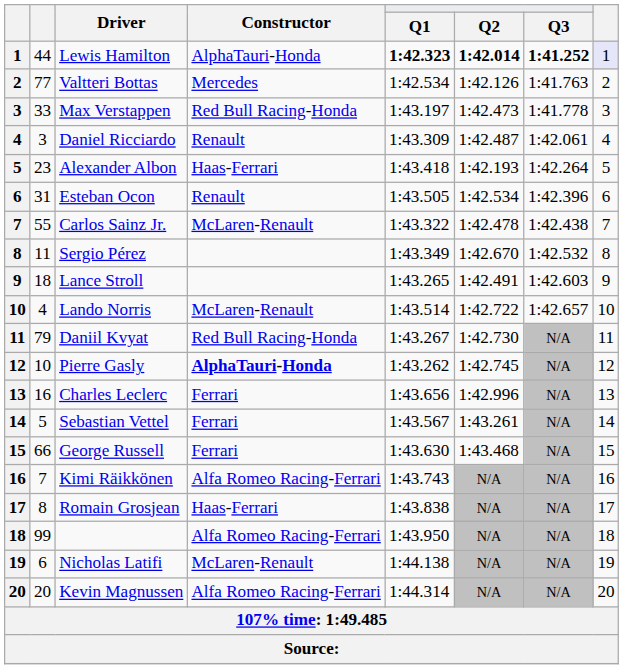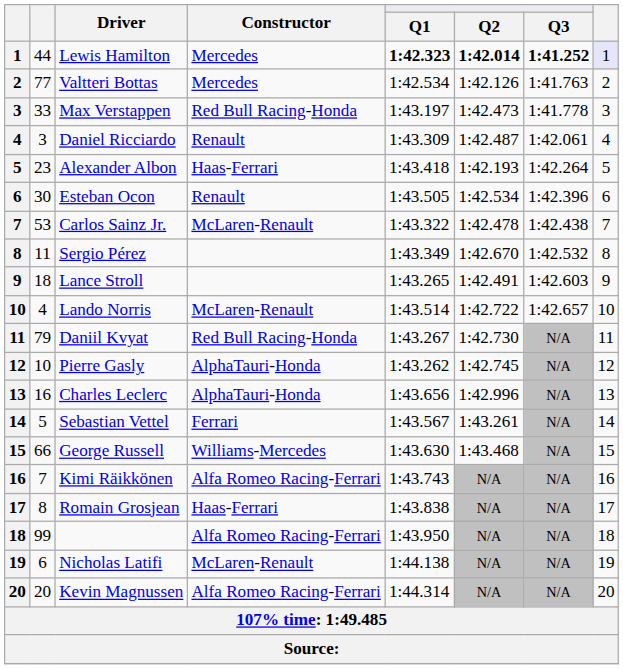(256, 54) AlphaTauri-Honda -> (225, 54) Mercedes
(42, 195) 31 -> (42, 195) 30
(42, 224) 55 -> (42, 224) 53
(262, 365) bold -> (256, 365) normal
(215, 393) Ferrari -> (256, 393) AlphaTauri-Honda
(215, 450) Ferrari -> (259, 450) Williams-Mercedes
